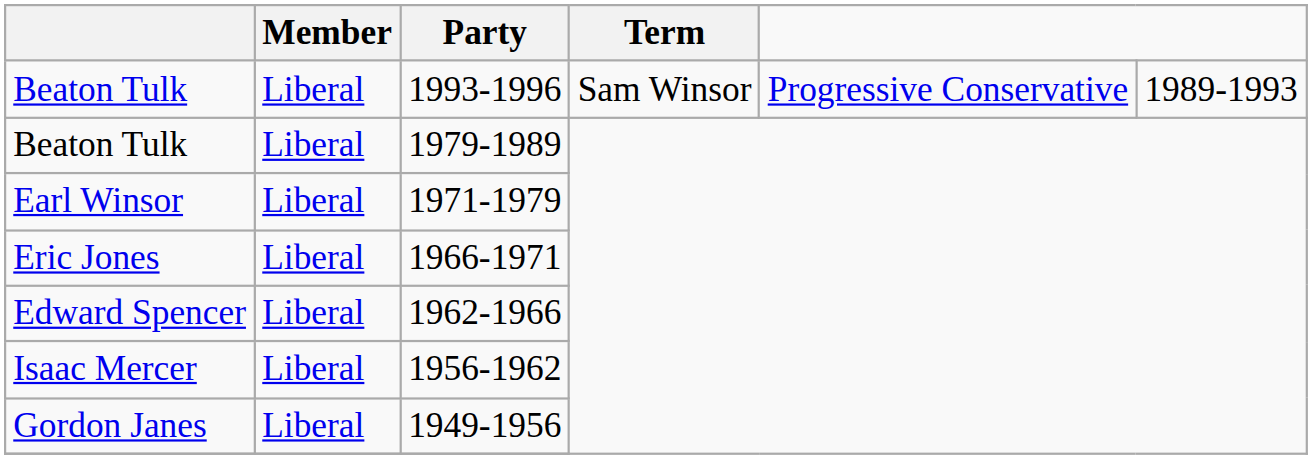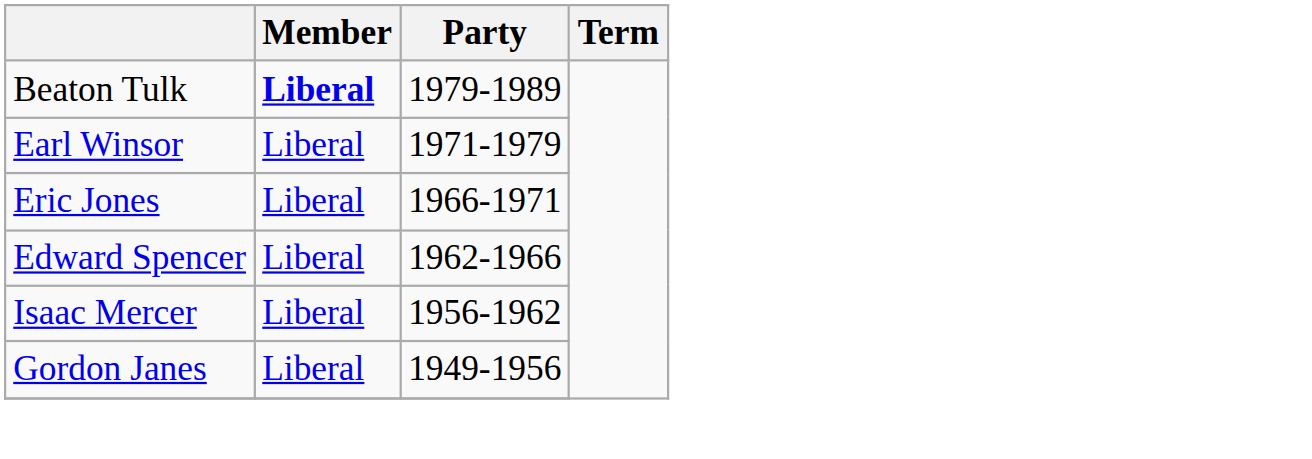- row: (485, 88)
(313, 144) normal -> (318, 88) bold
